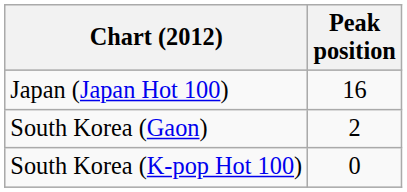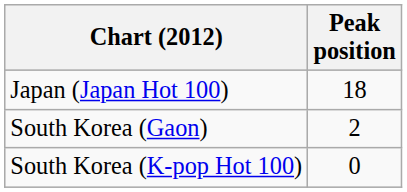(355, 89) 16 -> (355, 89) 18
